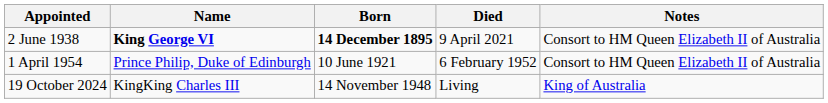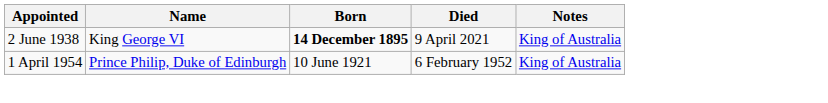(164, 39) bold -> (137, 39) normal
(682, 39) Consort to HM Queen Elizabeth II of Australia -> (570, 39) King of Australia
(682, 62) Consort to HM Queen Elizabeth II of Australia -> (570, 62) King of Australia
- row: (57, 86)
